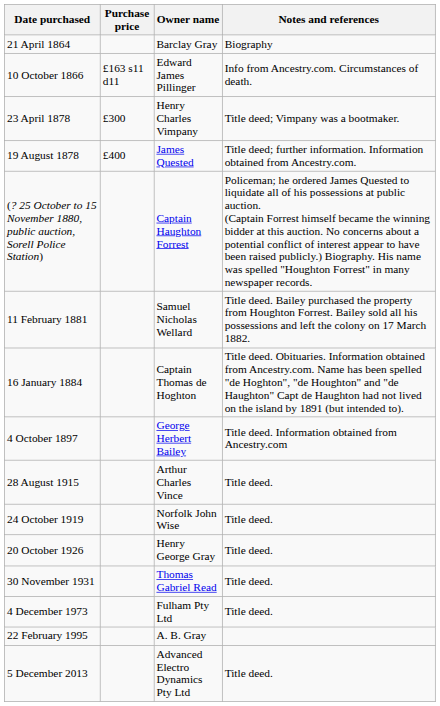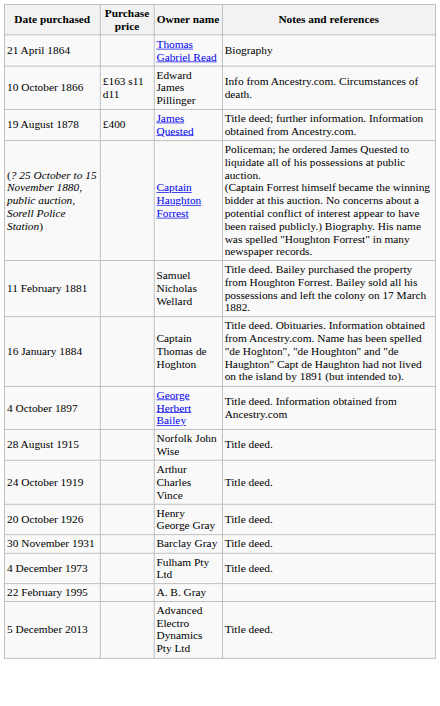(187, 44) Barclay Gray -> (187, 50) Thomas Gabriel Read
- row: (39, 118)
(174, 482) Arthur Charles Vince -> (187, 445) Norfolk John Wise
(187, 519) Norfolk John Wise -> (174, 482) Arthur Charles Vince
(187, 581) Thomas Gabriel Read -> (187, 543) Barclay Gray
